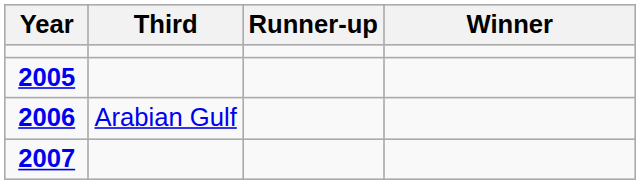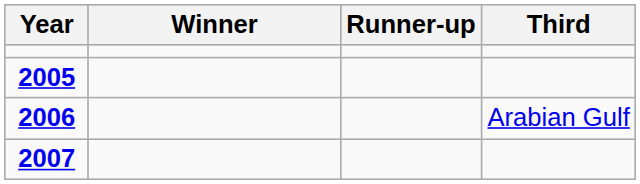columns swapped: (510, 24) <-> (166, 24)
